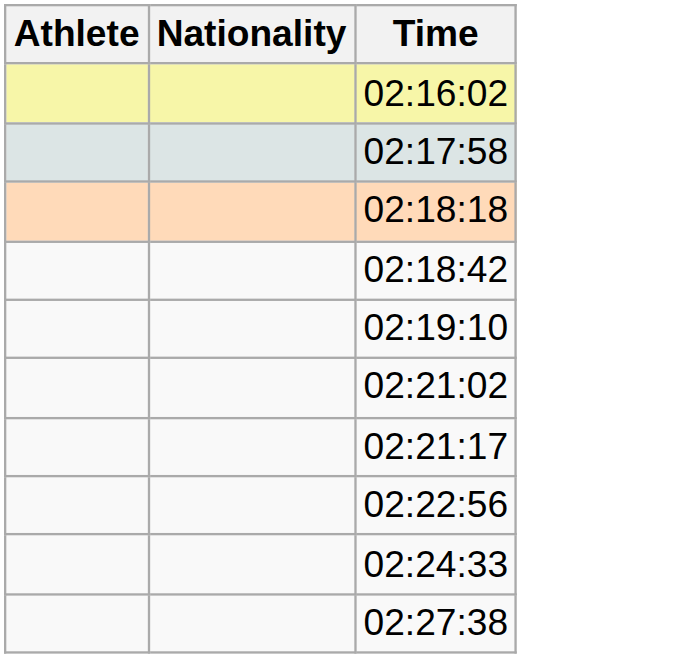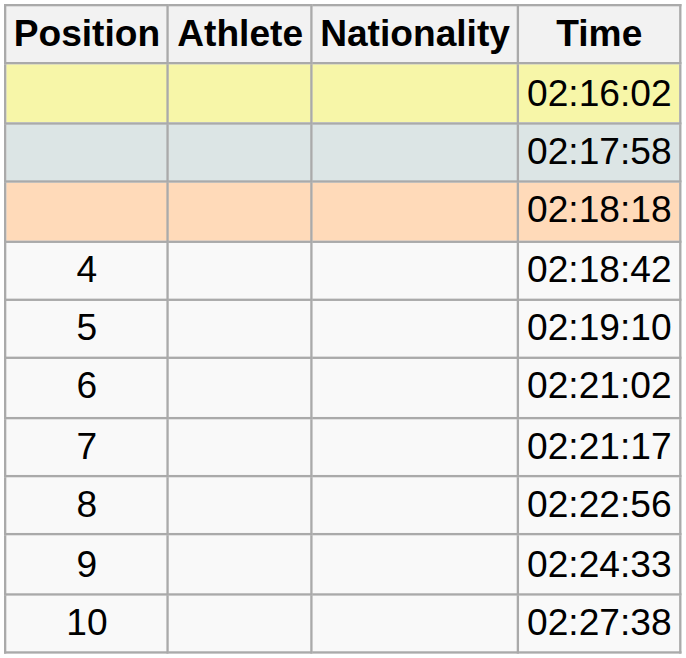+ column: (87, 33)
